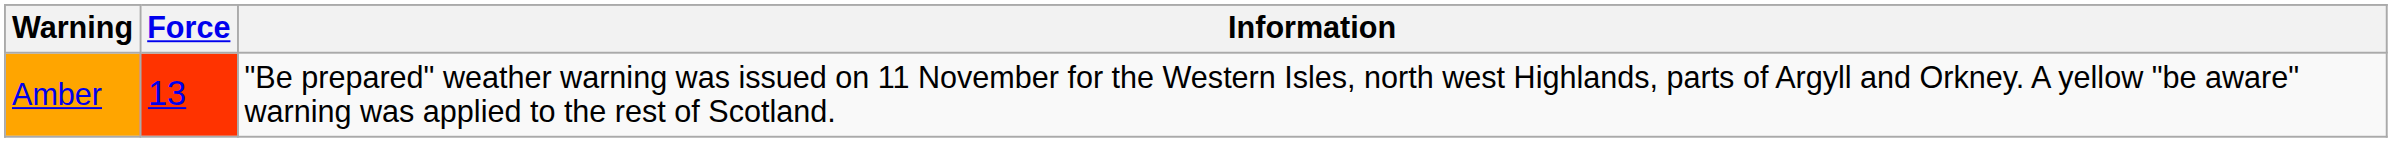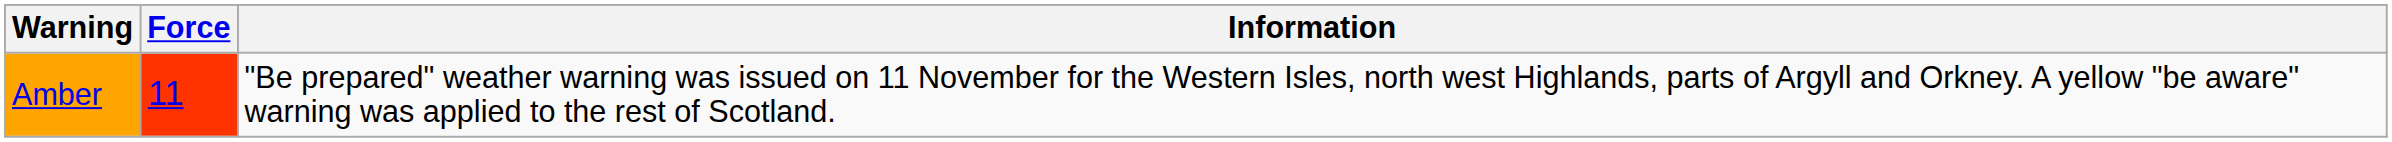(167, 94) 13 -> (166, 94) 11
